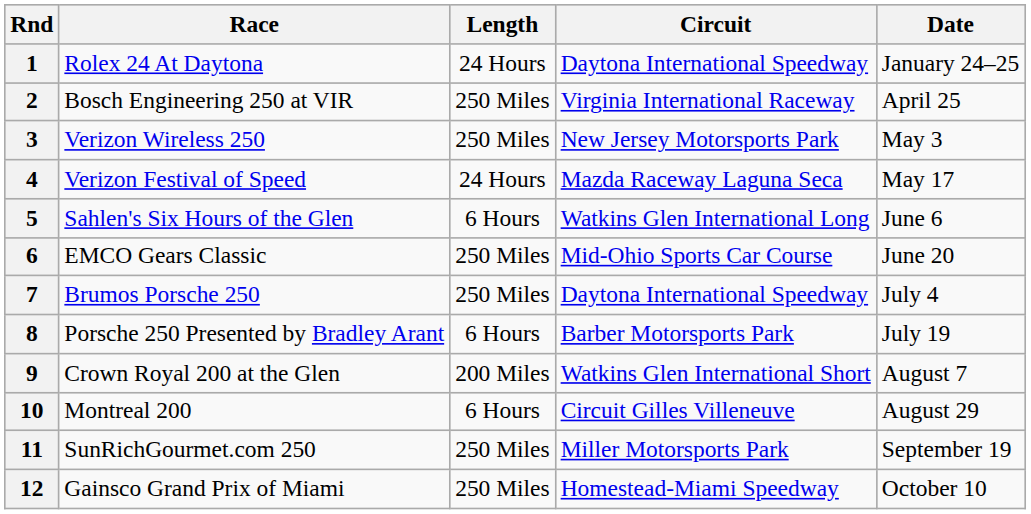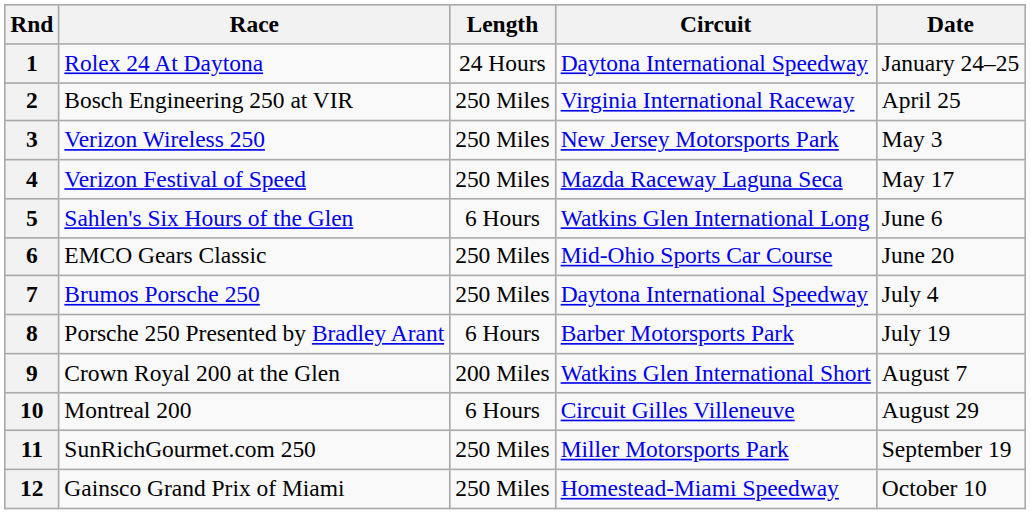(502, 179) 24 Hours -> (502, 179) 250 Miles
